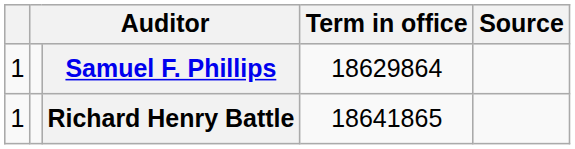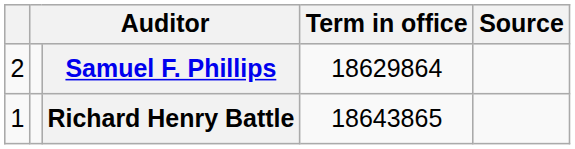(17, 69) 1 -> (17, 69) 2
(387, 118) 18641865 -> (387, 118) 18643865
